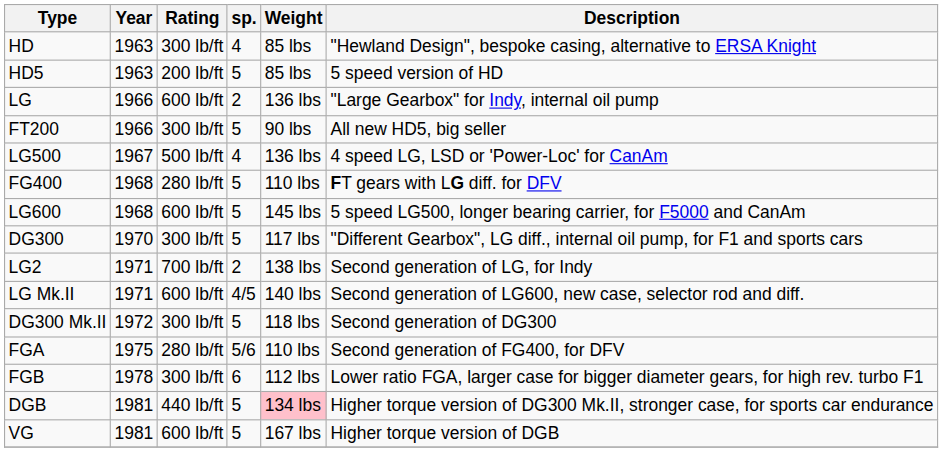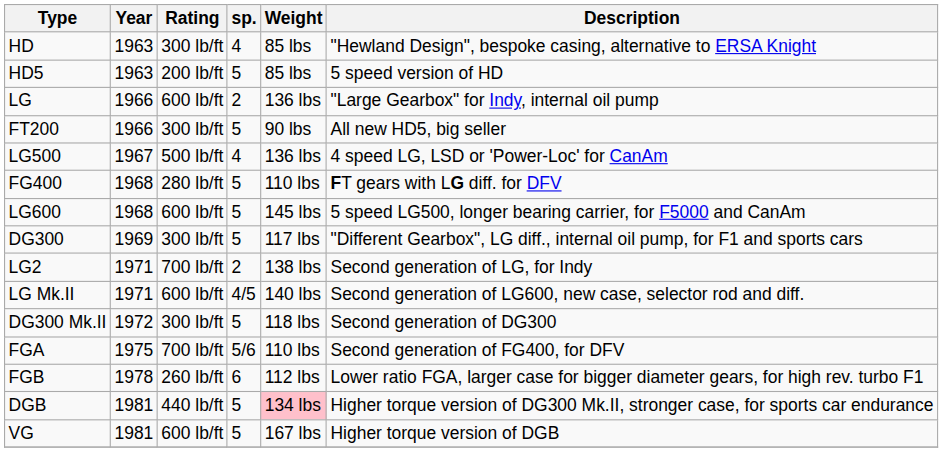(134, 239) 1970 -> (134, 239) 1969
(192, 350) 280 lb/ft -> (192, 350) 700 lb/ft
(192, 377) 300 lb/ft -> (192, 377) 260 lb/ft
